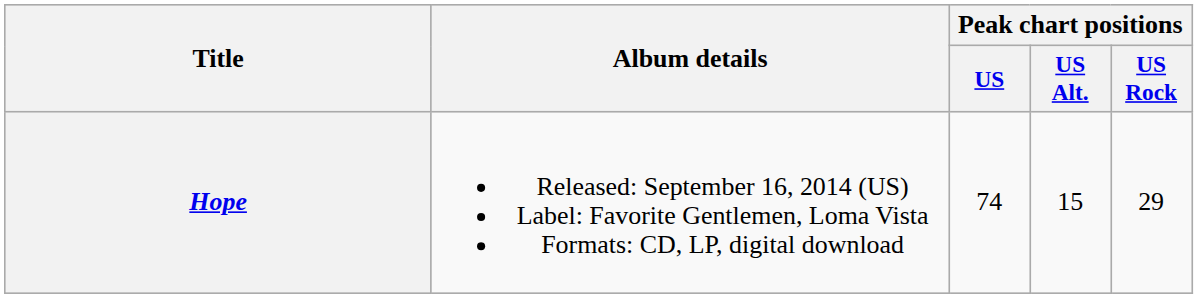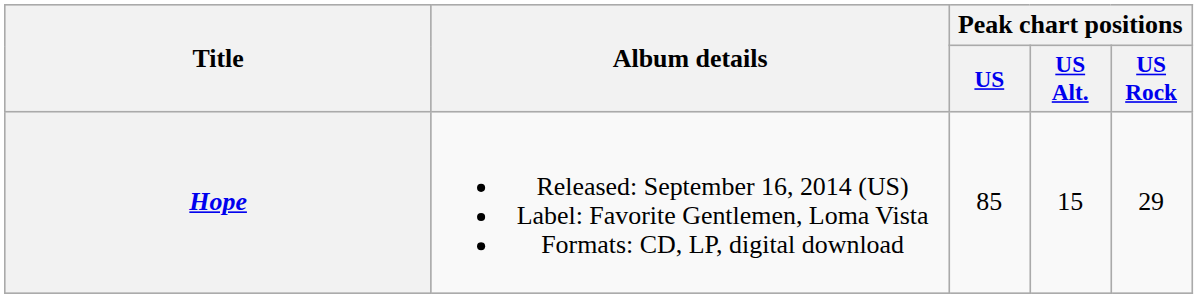(989, 201) 74 -> (989, 201) 85
